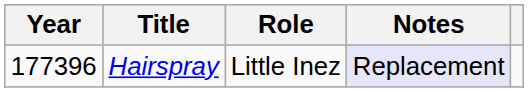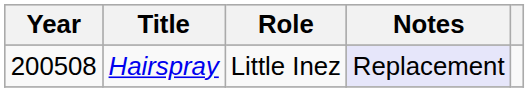(54, 65) 177396 -> (54, 65) 200508
